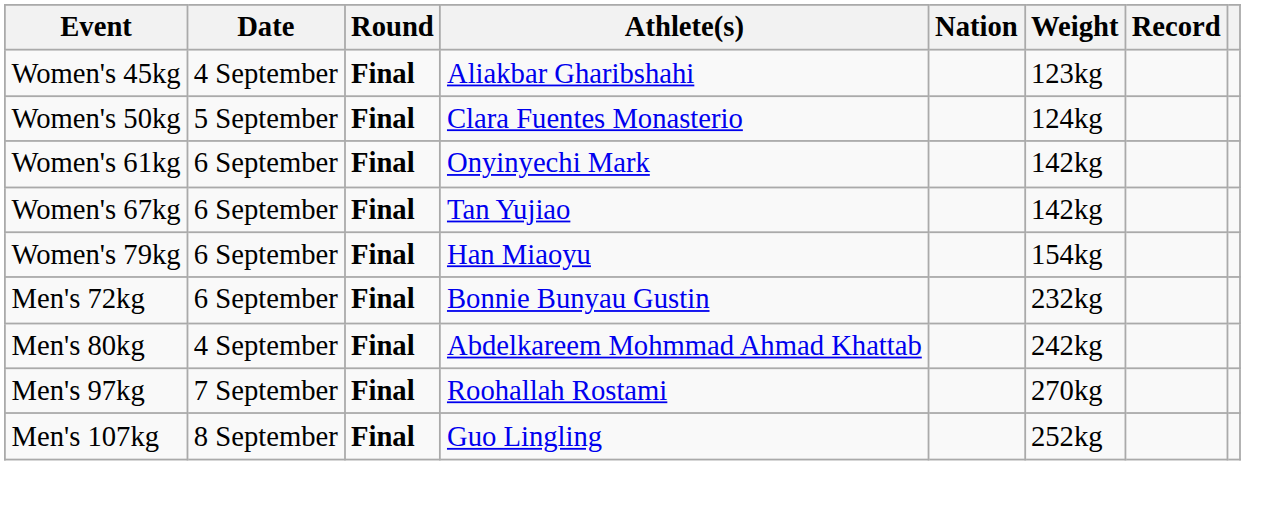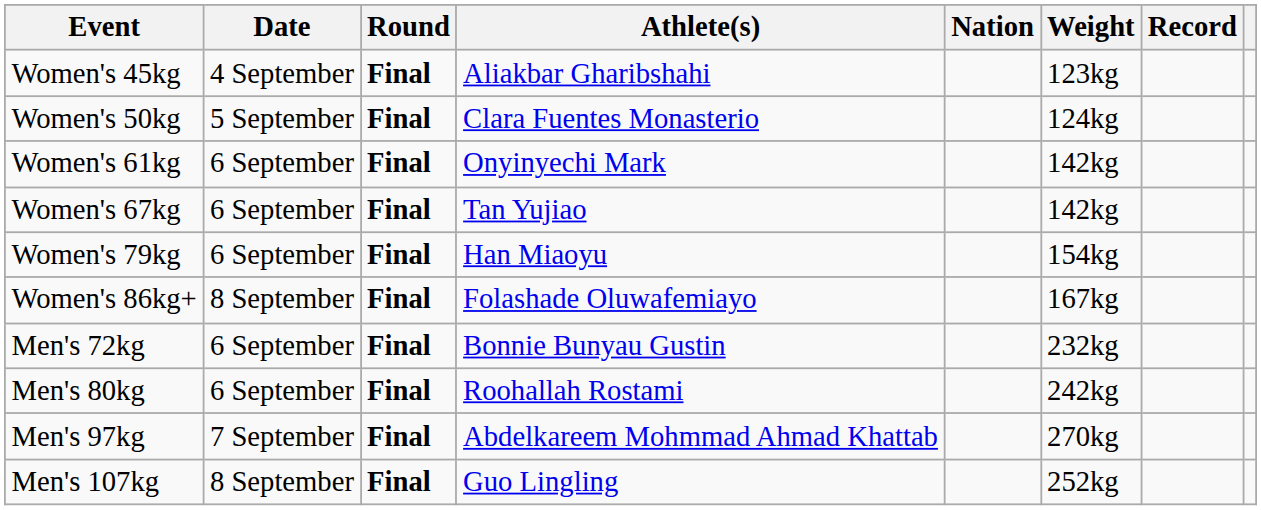+ row: (104, 299)
(266, 345) 4 September -> (282, 390) 6 September
(684, 345) Abdelkareem Mohmmad Ahmad Khattab -> (573, 390) Roohallah Rostami
(557, 390) Roohallah Rostami -> (701, 436) Abdelkareem Mohmmad Ahmad Khattab
